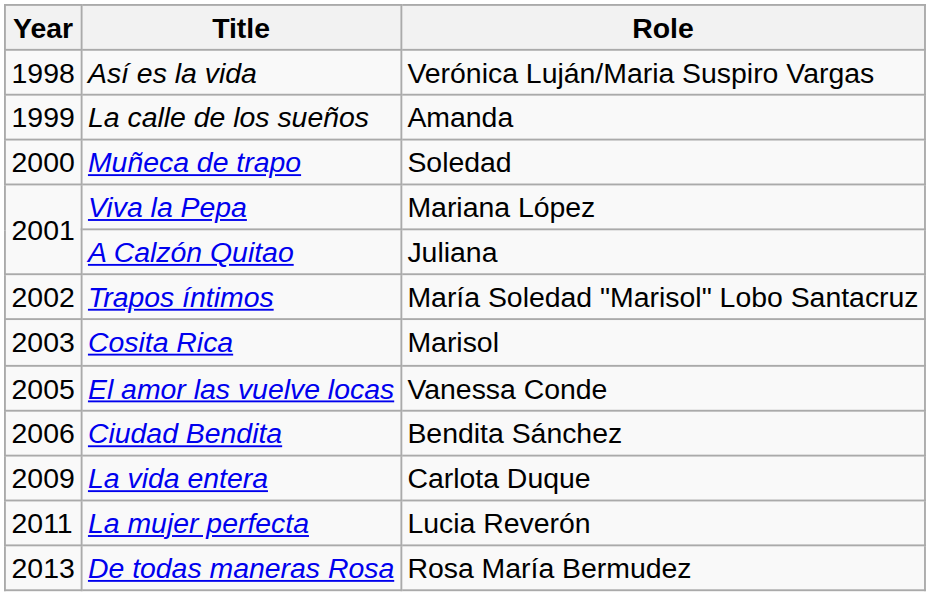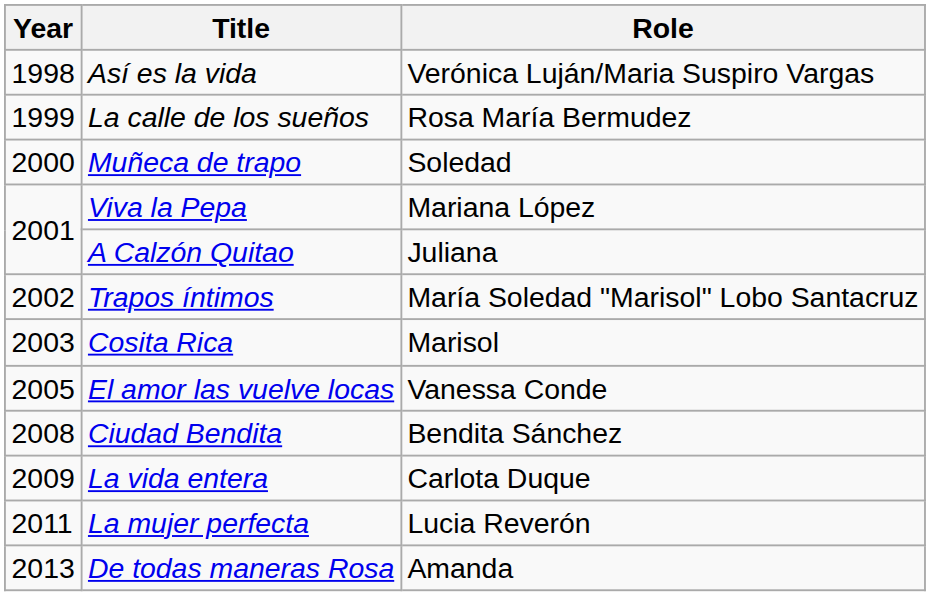(460, 118) Amanda -> (549, 118) Rosa María Bermudez
(43, 433) 2006 -> (43, 433) 2008
(549, 568) Rosa María Bermudez -> (460, 568) Amanda
